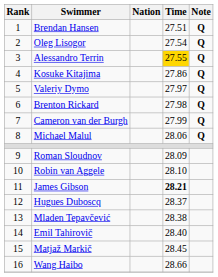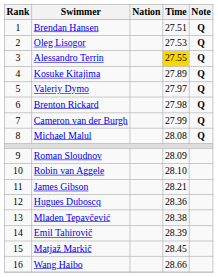(176, 43) 27.54 -> (176, 43) 27.53
(176, 74) 27.86 -> (176, 74) 27.89
(176, 136) 28.06 -> (176, 136) 28.08
(176, 187) bold -> (176, 187) normal
(176, 202) 28.37 -> (176, 202) 28.36
(176, 233) 28.40 -> (176, 233) 28.39
